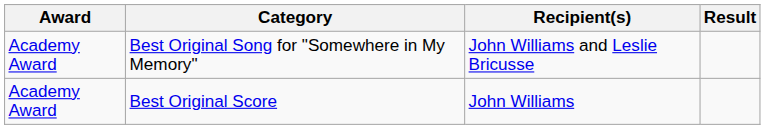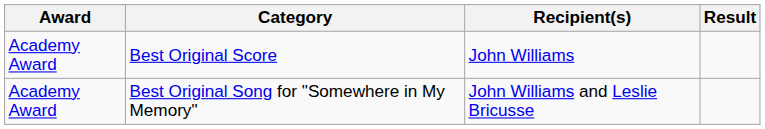rows swapped: (203, 101) <-> (287, 54)
